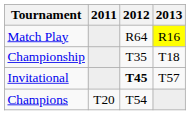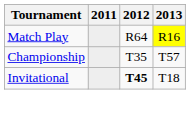(169, 57) T18 -> (169, 57) T57
(169, 78) T57 -> (169, 78) T18
- row: (38, 99)
